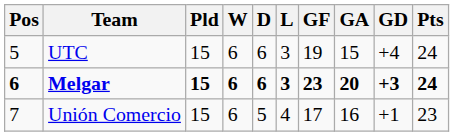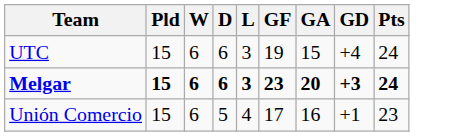- column: (24, 20)
